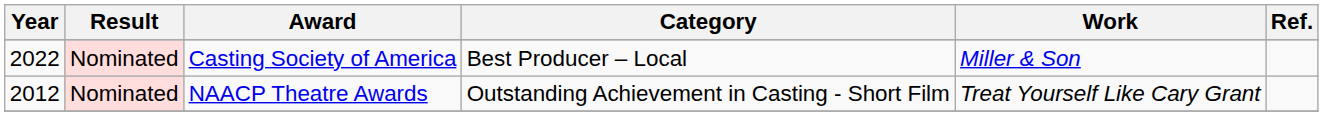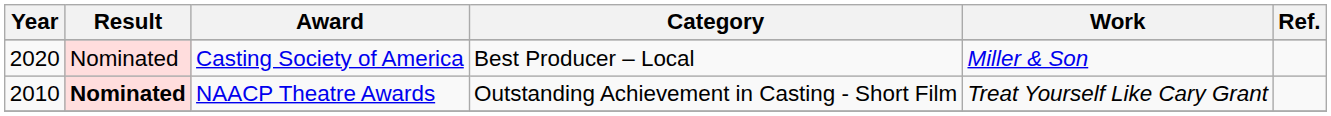(35, 57) 2022 -> (35, 57) 2020
(35, 93) 2012 -> (35, 93) 2010
(124, 93) normal -> (128, 93) bold
